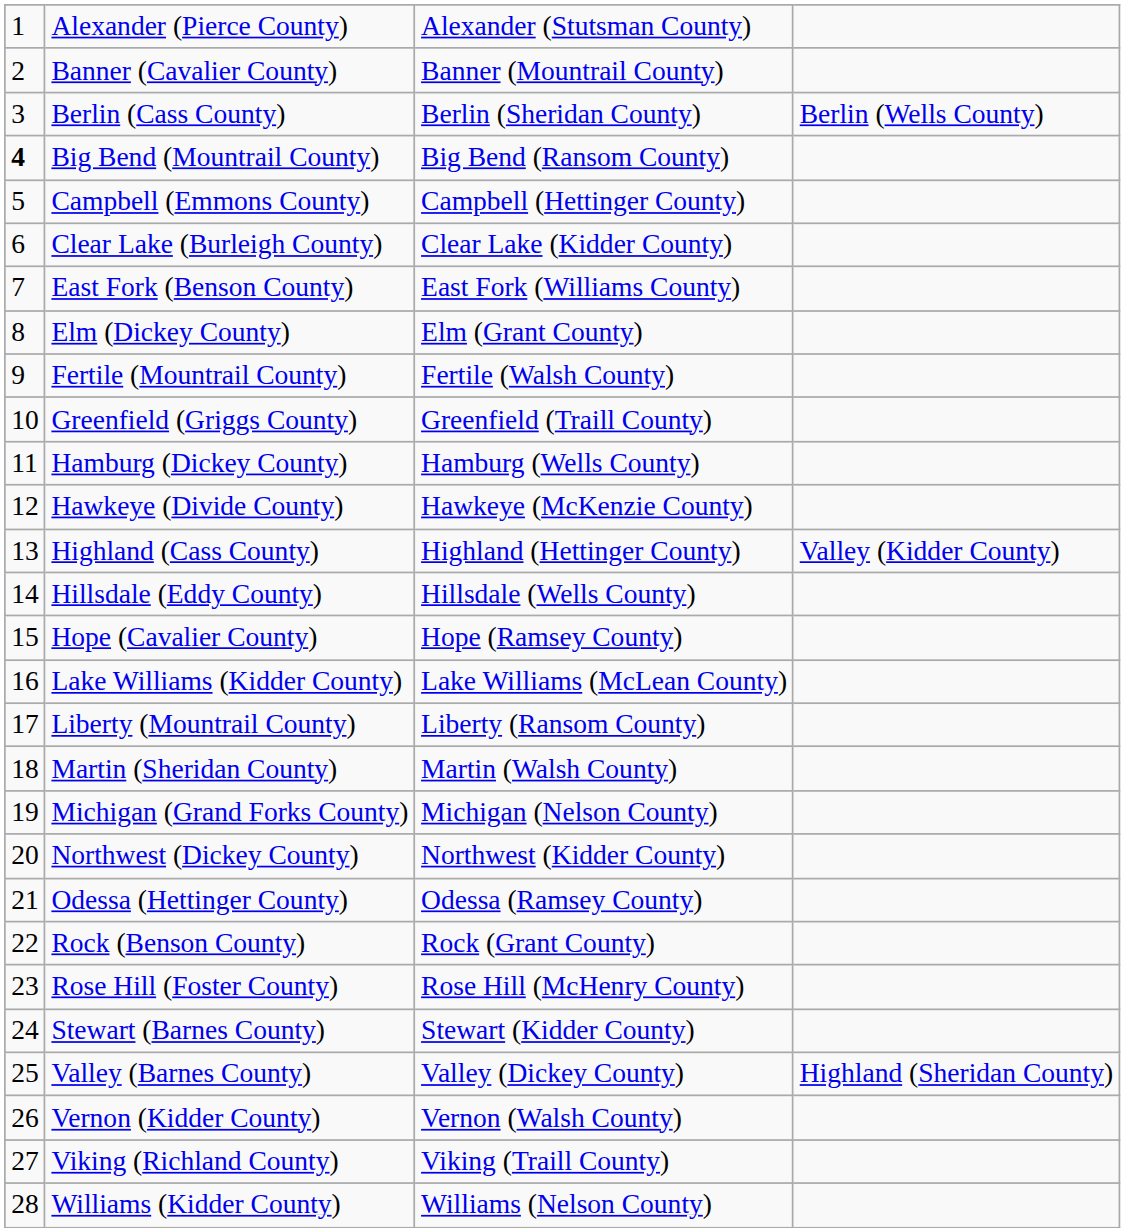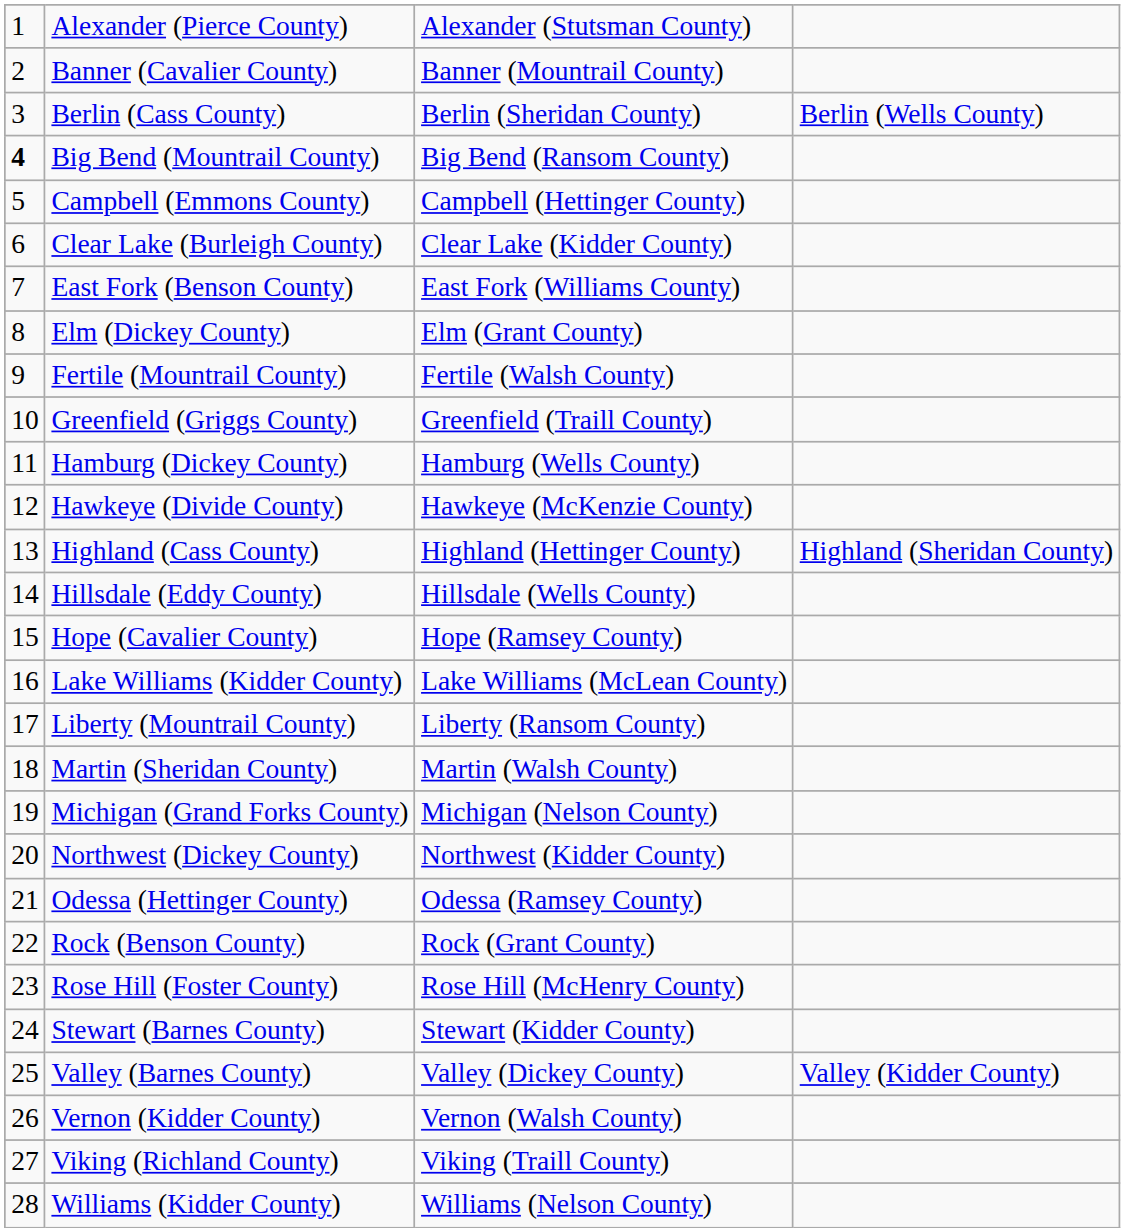(930, 550) Valley (Kidder County) -> (956, 550) Highland (Sheridan County)
(956, 1073) Highland (Sheridan County) -> (930, 1073) Valley (Kidder County)
